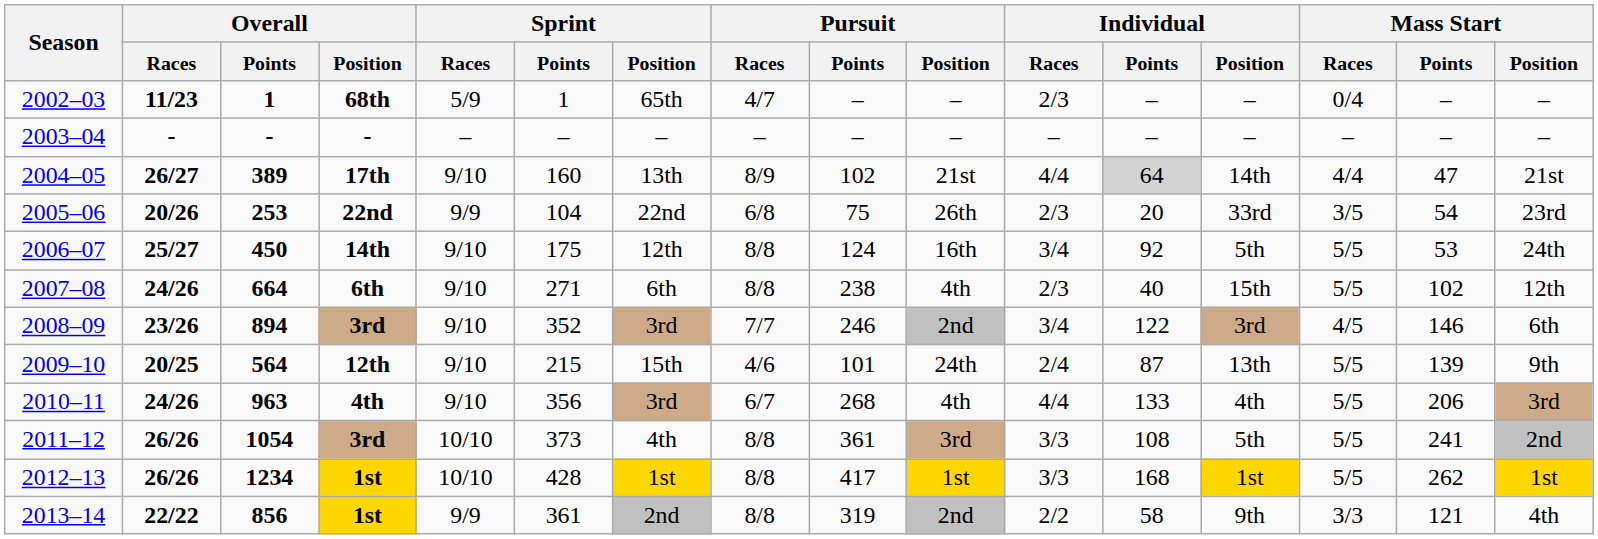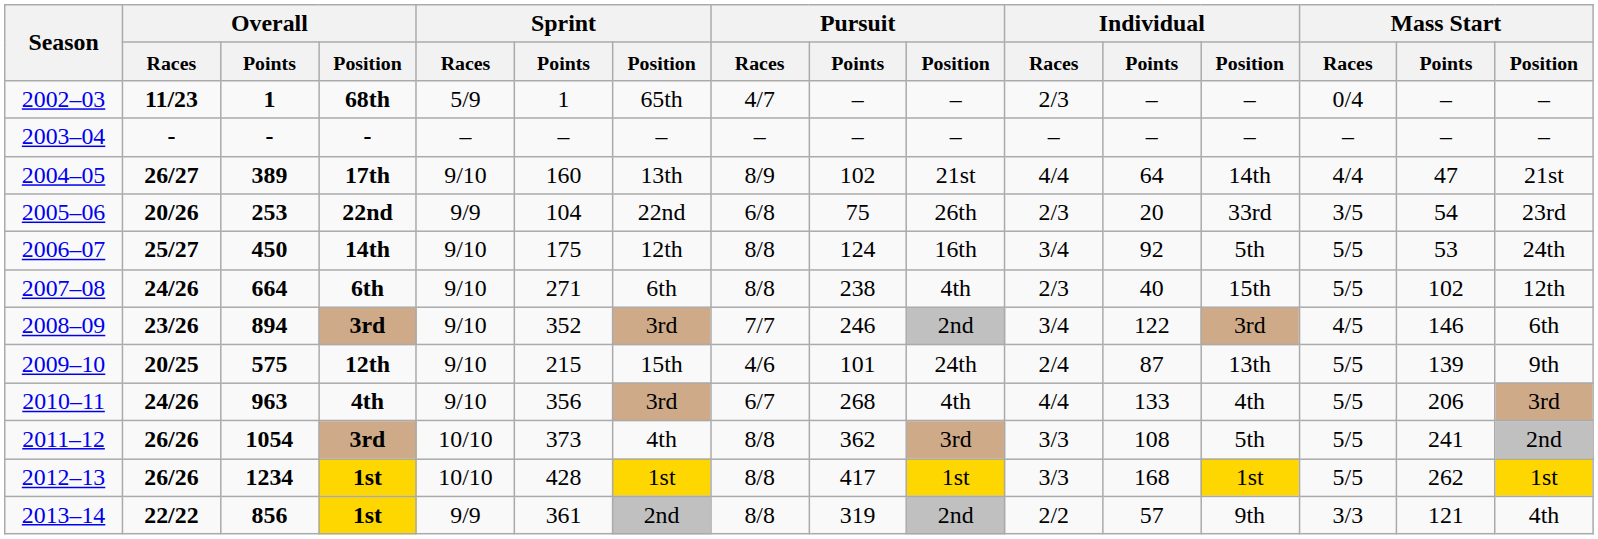(1152, 174) lightgrey background -> (1152, 174) no background
(269, 363) 564 -> (269, 363) 575
(858, 439) 361 -> (858, 439) 362
(1152, 514) 58 -> (1152, 514) 57
